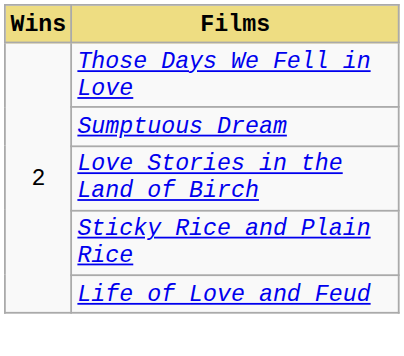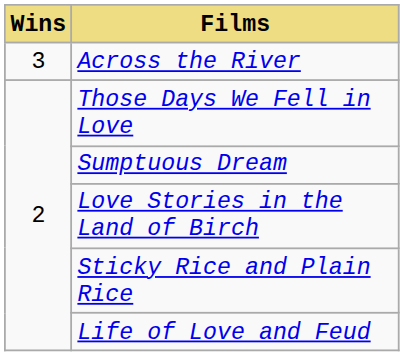+ row: (189, 62)
